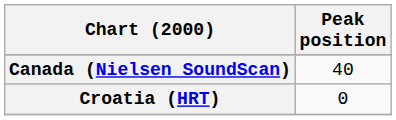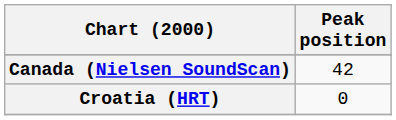(343, 70) 40 -> (343, 70) 42
